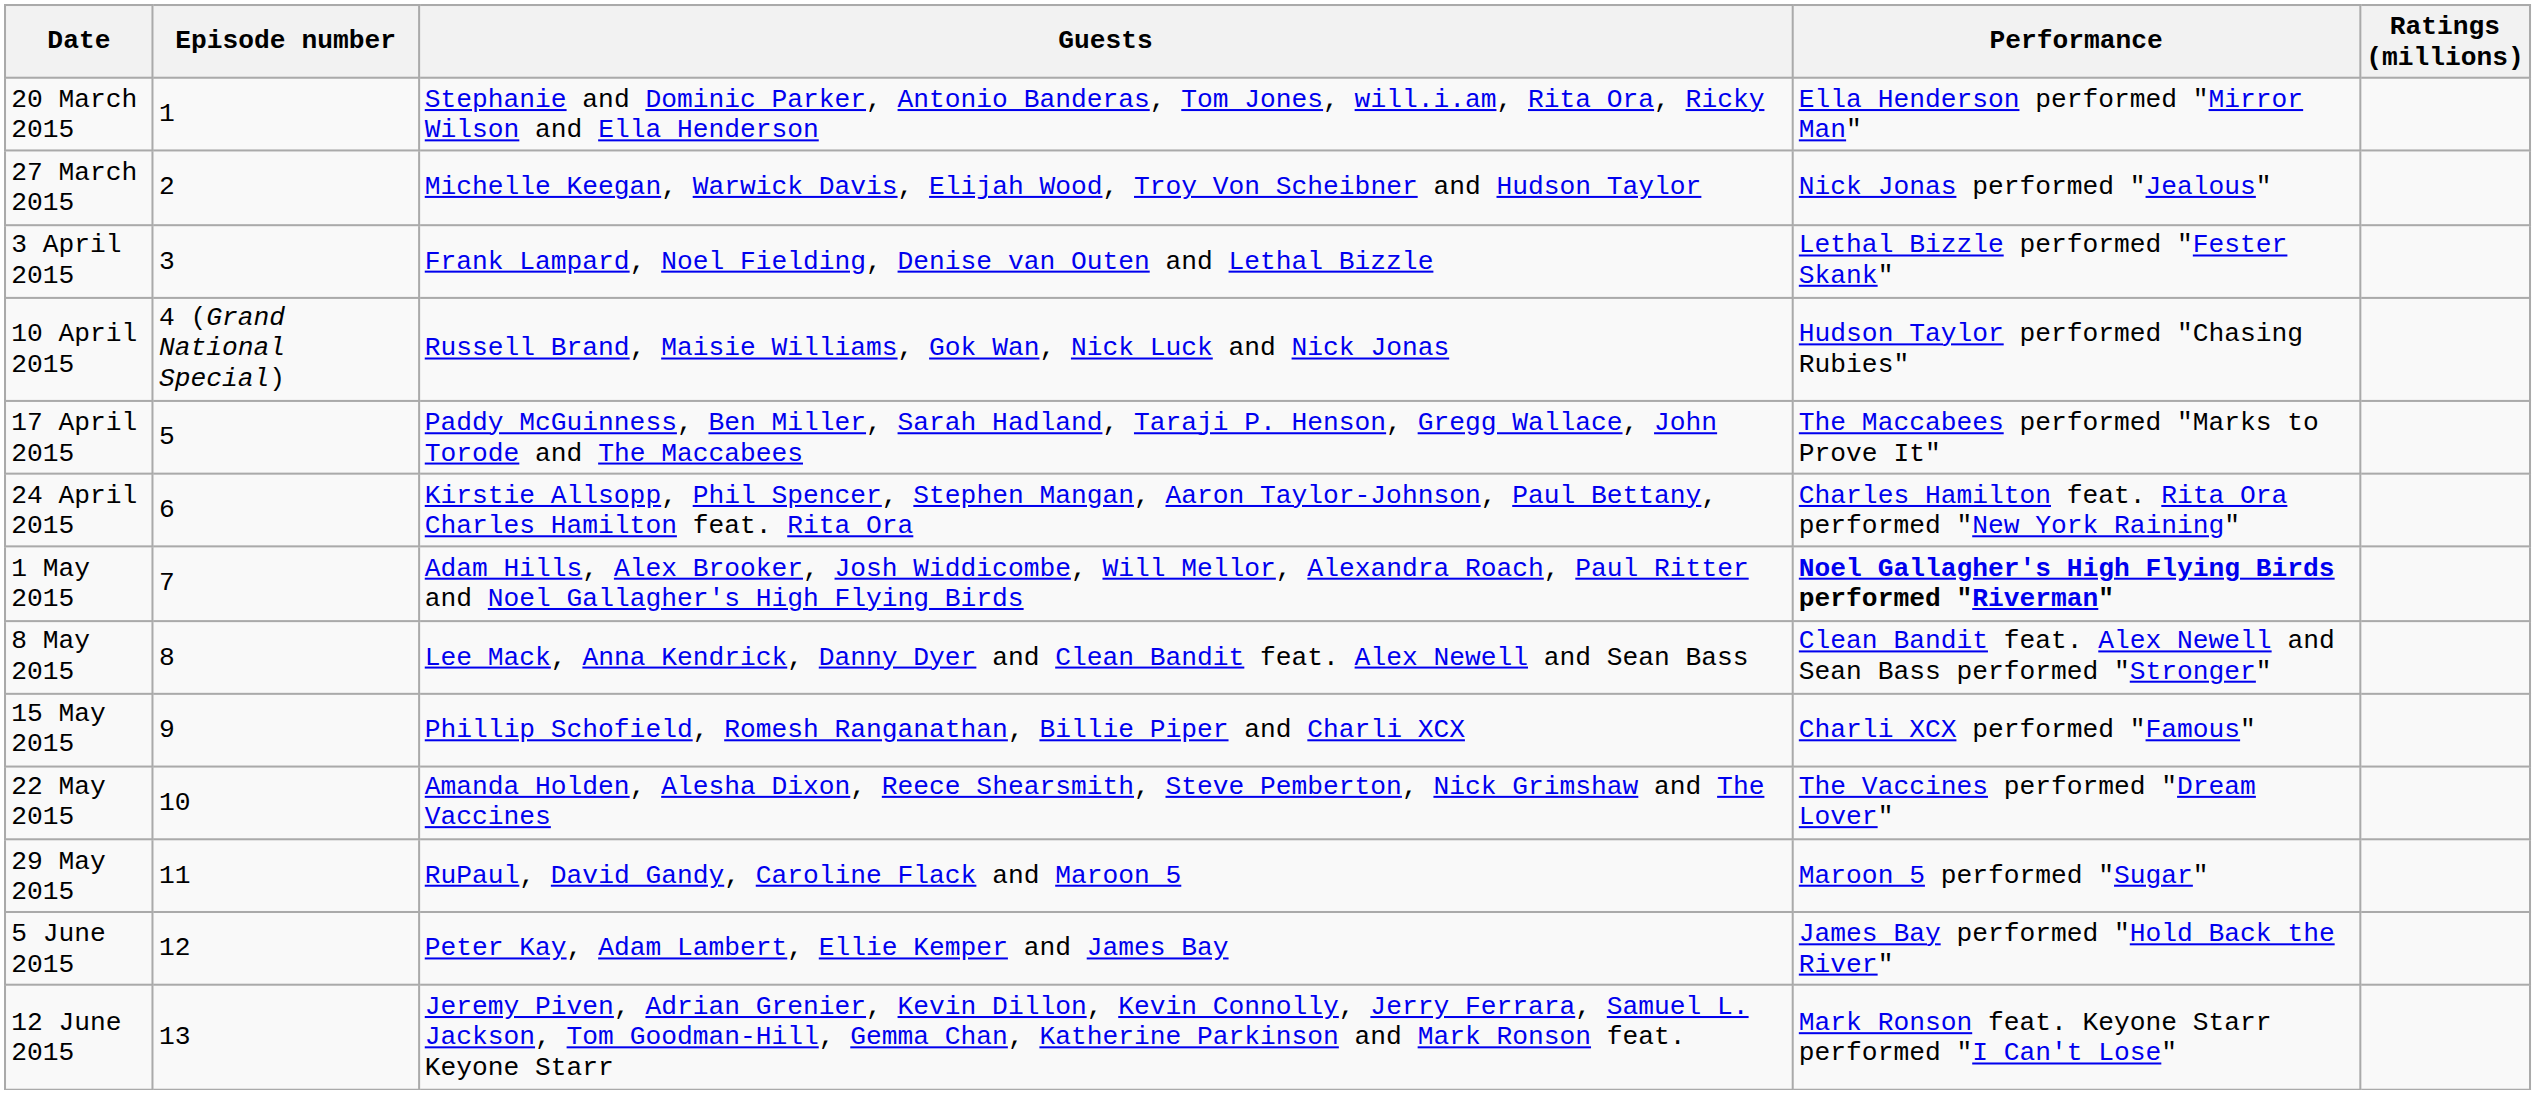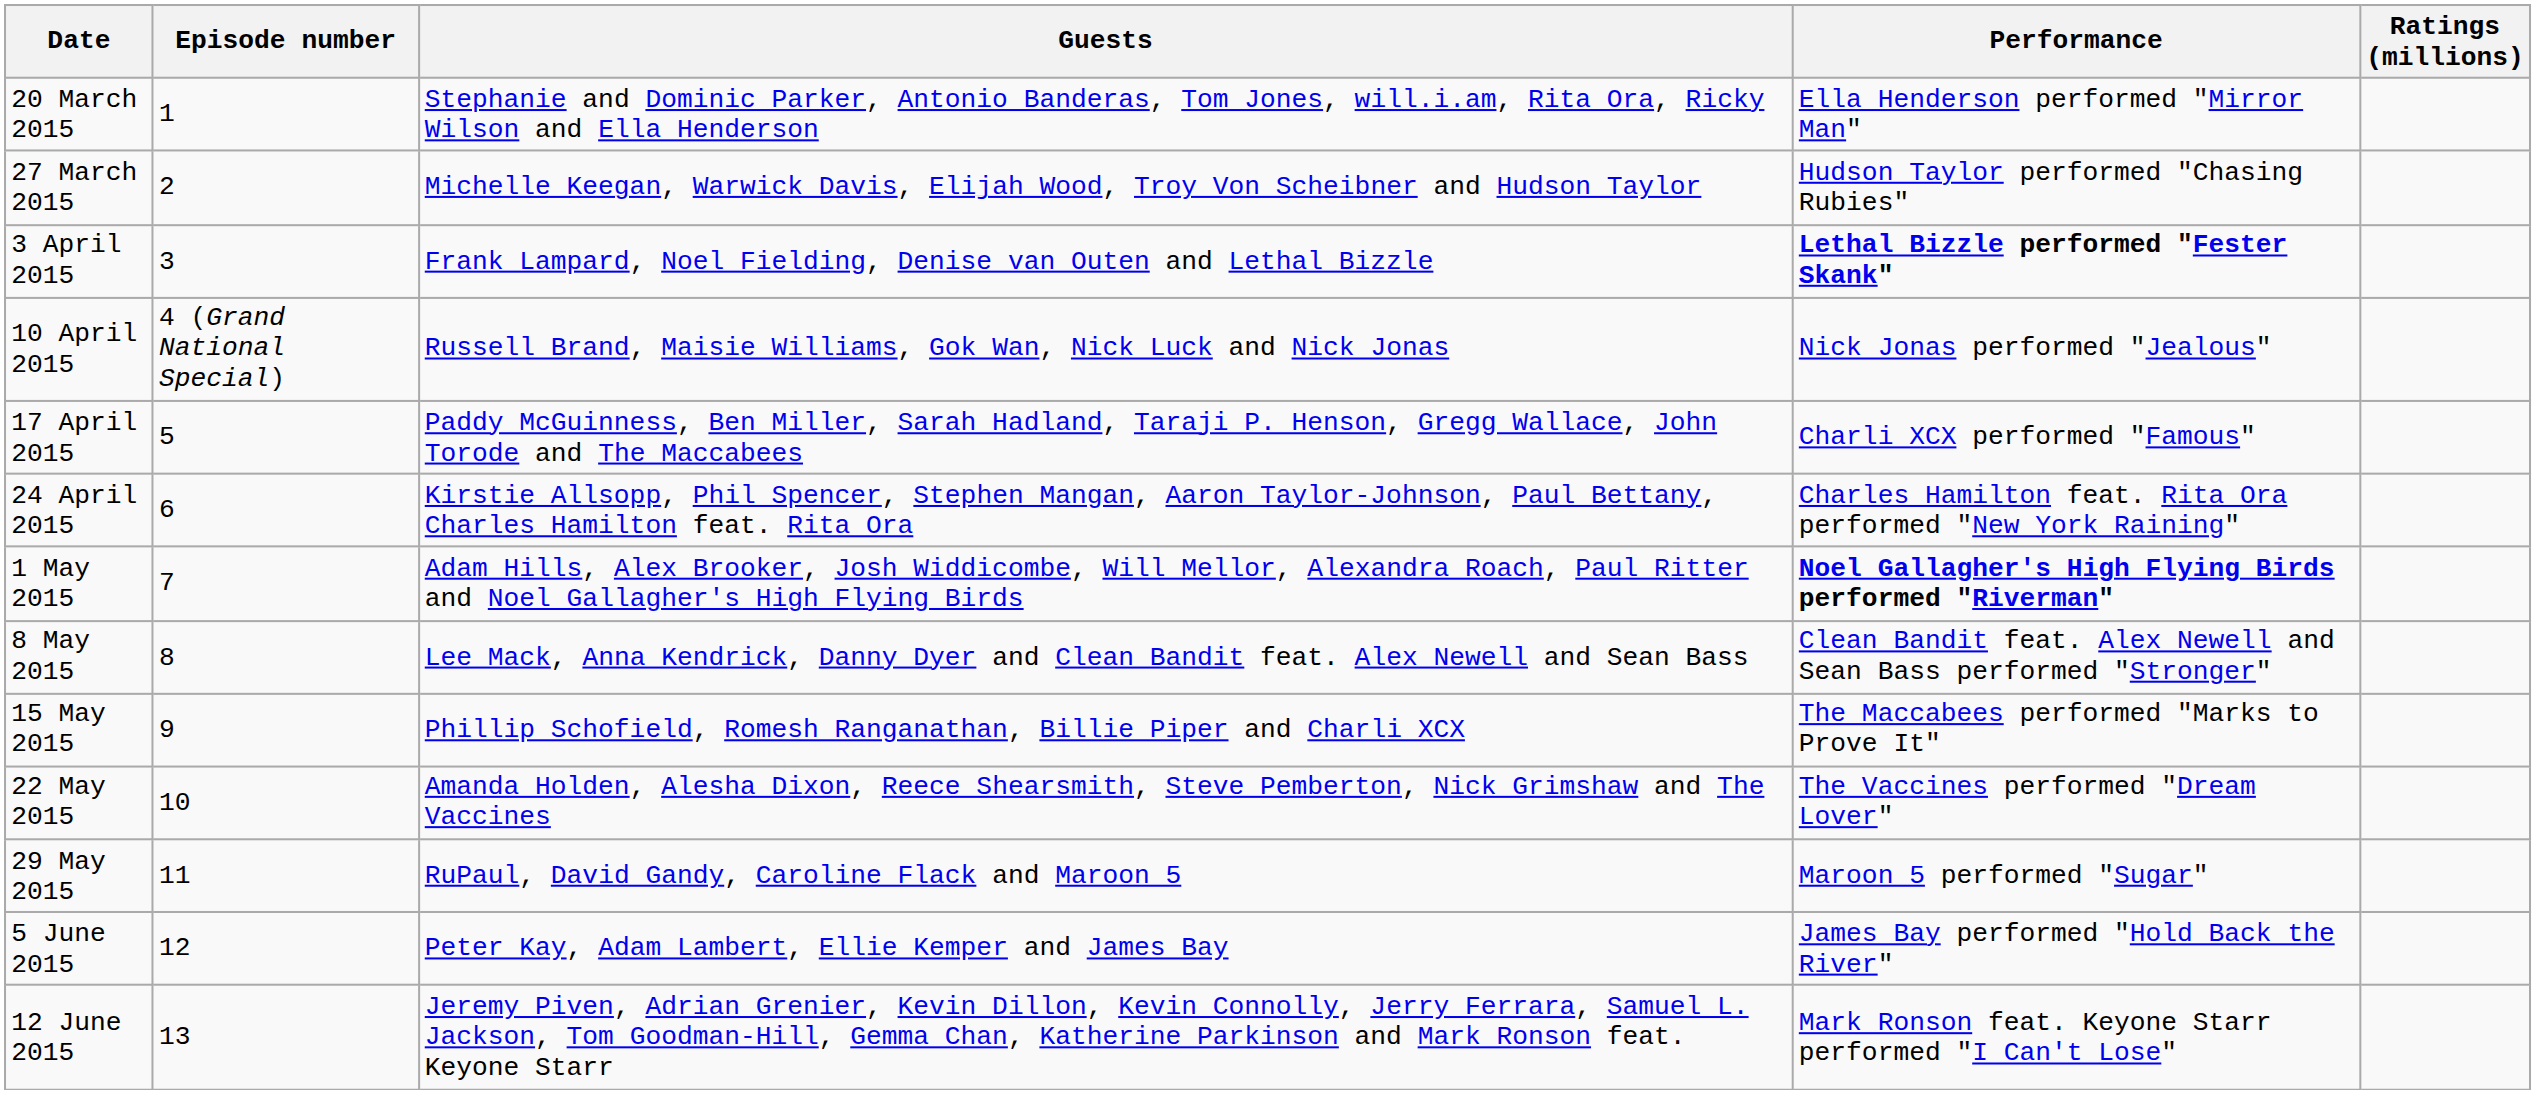(2035, 188) Nick Jonas performed "Jealous" -> (2051, 188) Hudson Taylor performed "Chasing Rubies"
(2043, 261) normal -> (2043, 261) bold
(2051, 349) Hudson Taylor performed "Chasing Rubies" -> (2035, 349) Nick Jonas performed "Jealous"
(2059, 437) The Maccabees performed "Marks to Prove It" -> (2027, 437) Charli XCX performed "Famous"
(2027, 730) Charli XCX performed "Famous" -> (2059, 730) The Maccabees performed "Marks to Prove It"
